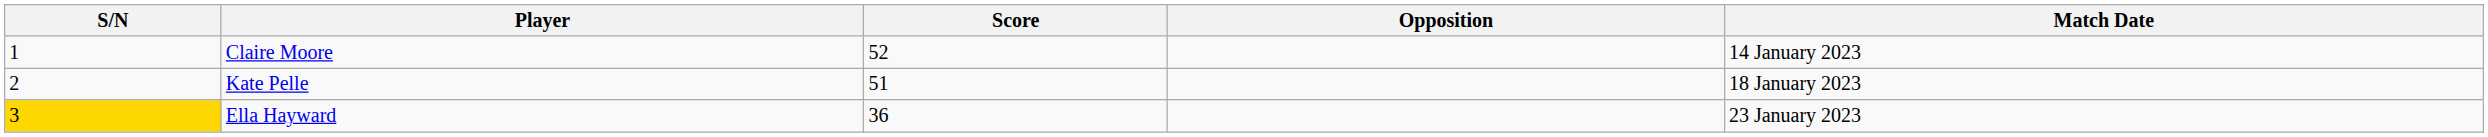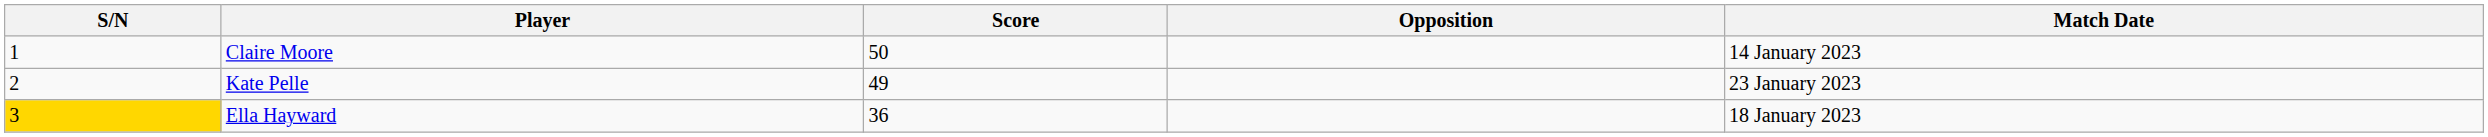(878, 52) 52 -> (878, 52) 50
(878, 83) 51 -> (878, 83) 49
(1795, 83) 18 January 2023 -> (1795, 83) 23 January 2023
(1795, 115) 23 January 2023 -> (1795, 115) 18 January 2023
